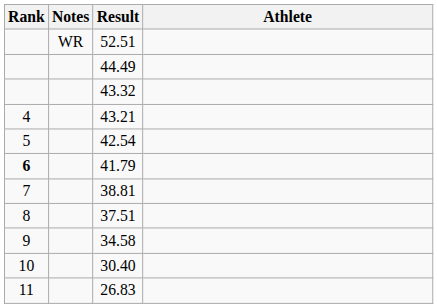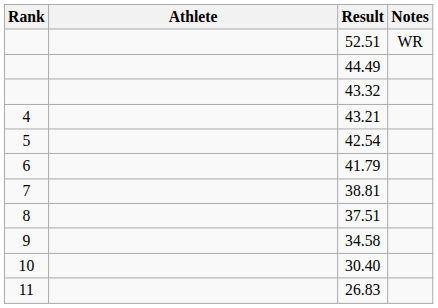columns swapped: (288, 16) <-> (71, 16)
(26, 166) bold -> (26, 166) normal
